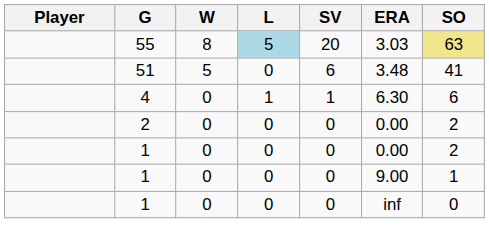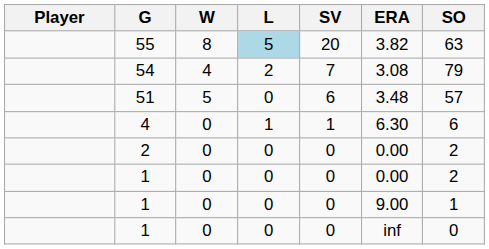(392, 44) 3.03 -> (392, 44) 3.82
(454, 44) khaki background -> (454, 44) no background
+ row: (145, 71)
(454, 71) 41 -> (454, 97) 57
